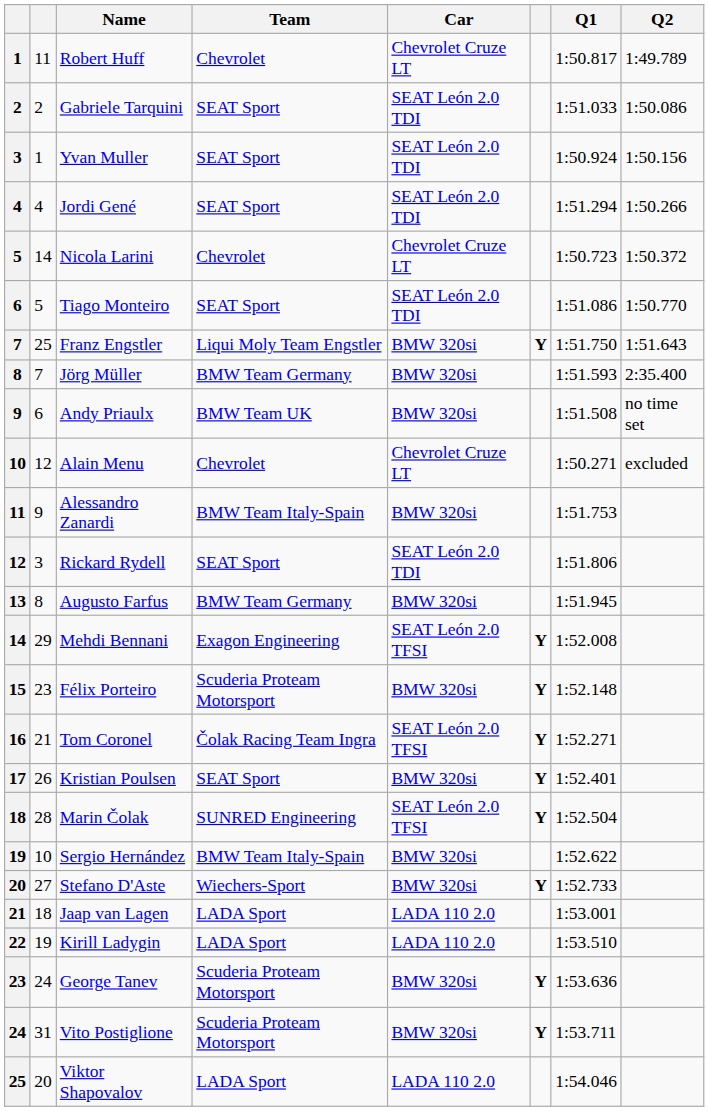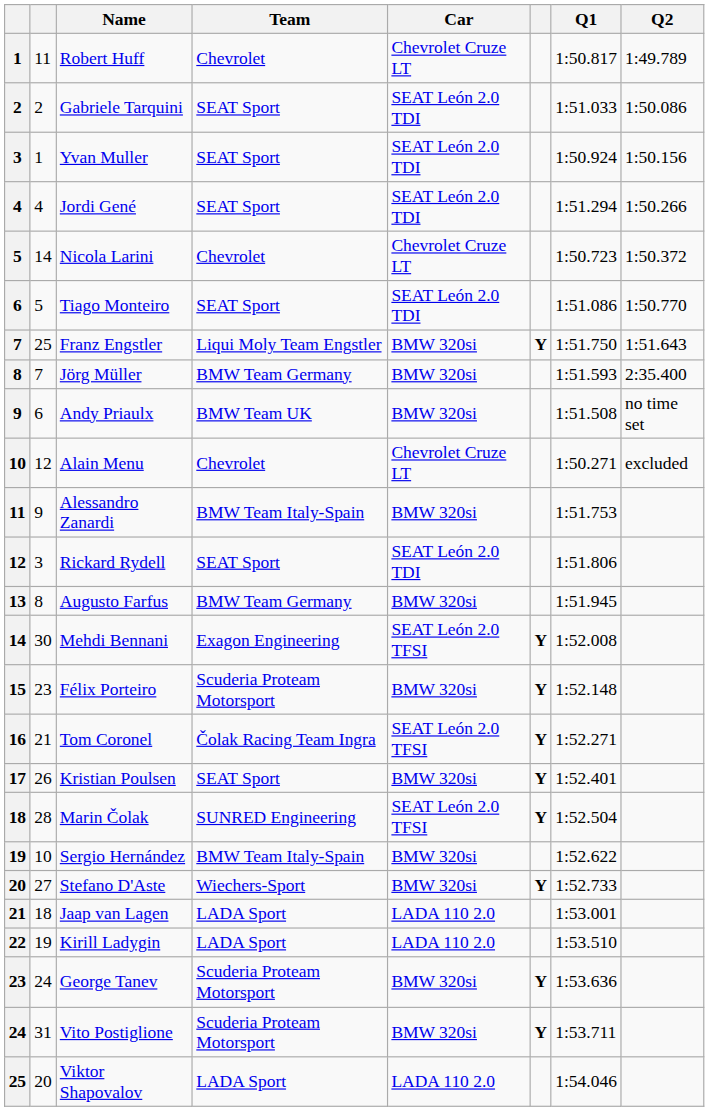(43, 639) 29 -> (43, 639) 30
